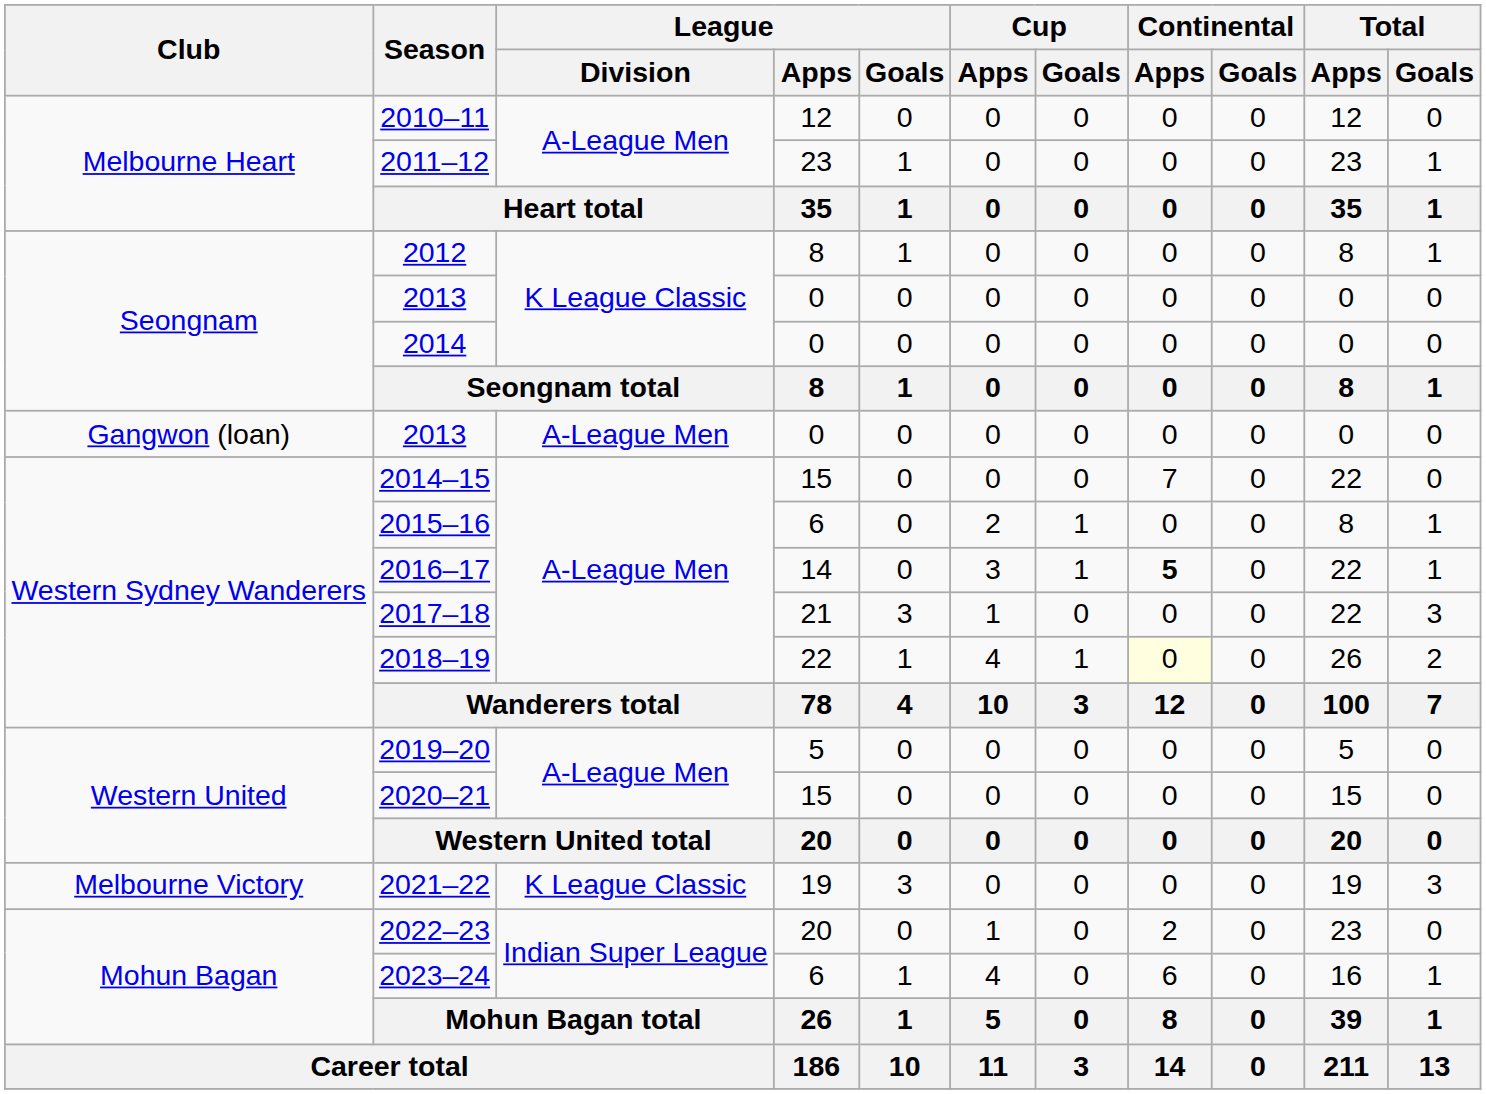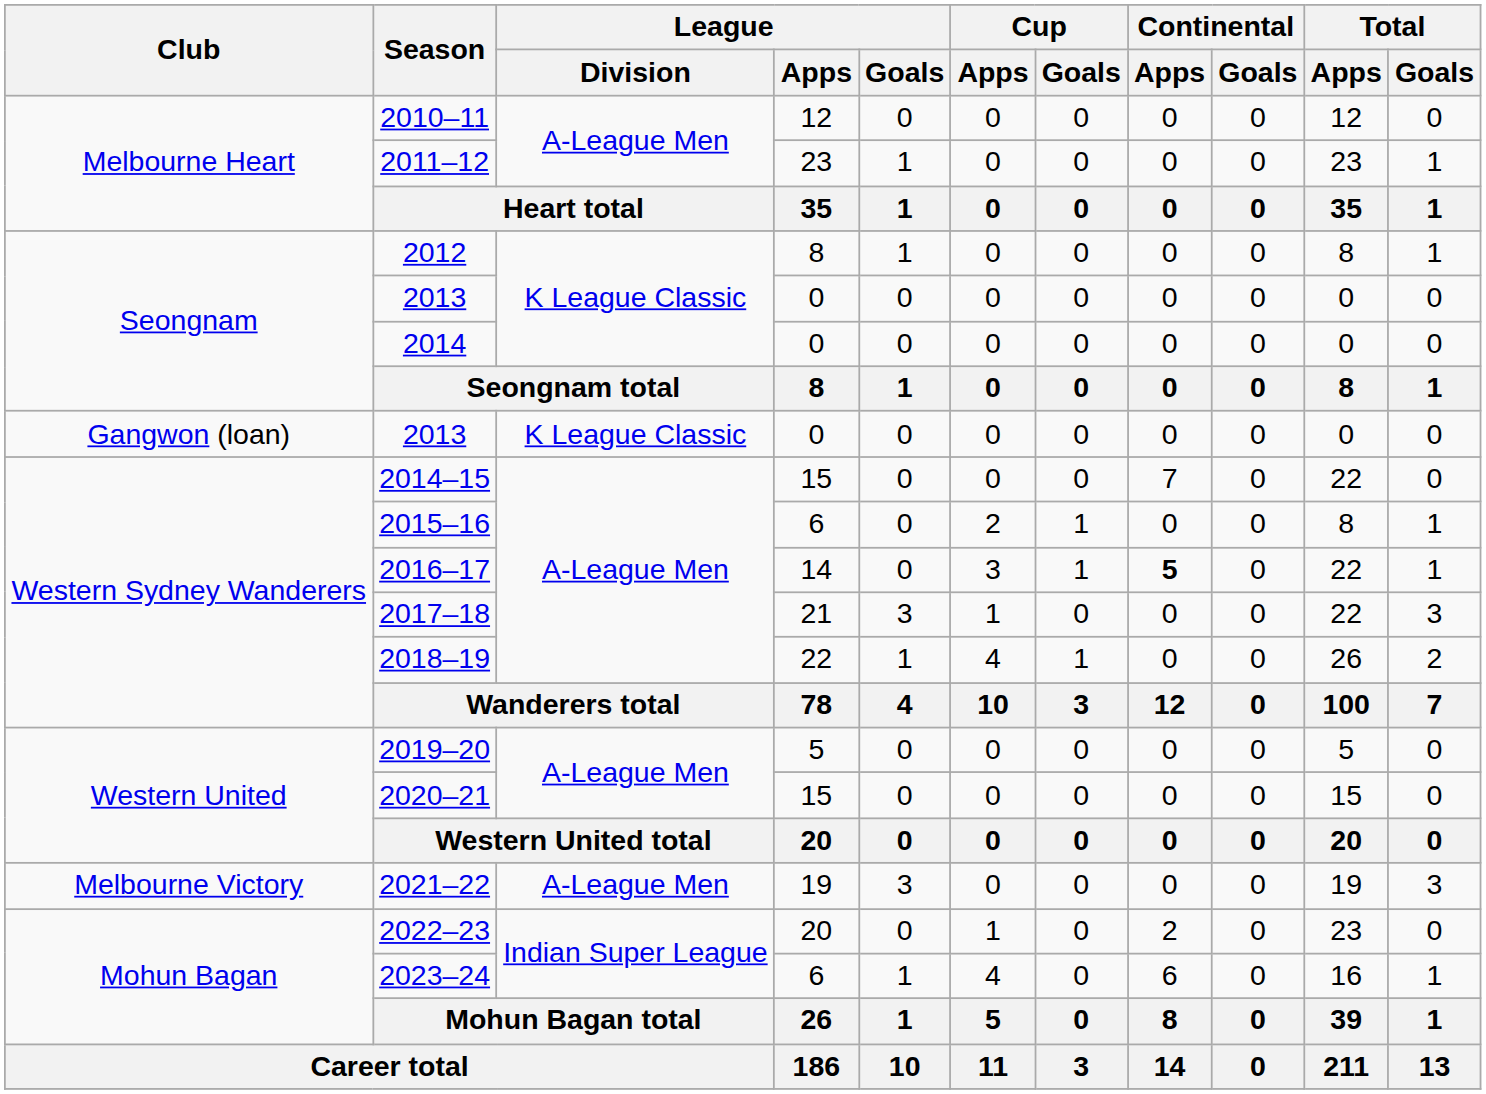(635, 433) A-League Men -> (635, 433) K League Classic
(1170, 659) lightyellow background -> (1170, 659) no background
(635, 885) K League Classic -> (635, 885) A-League Men
